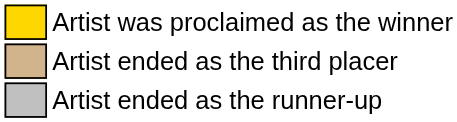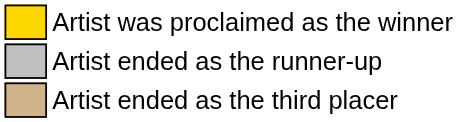rows swapped: (217, 100) <-> (225, 61)
